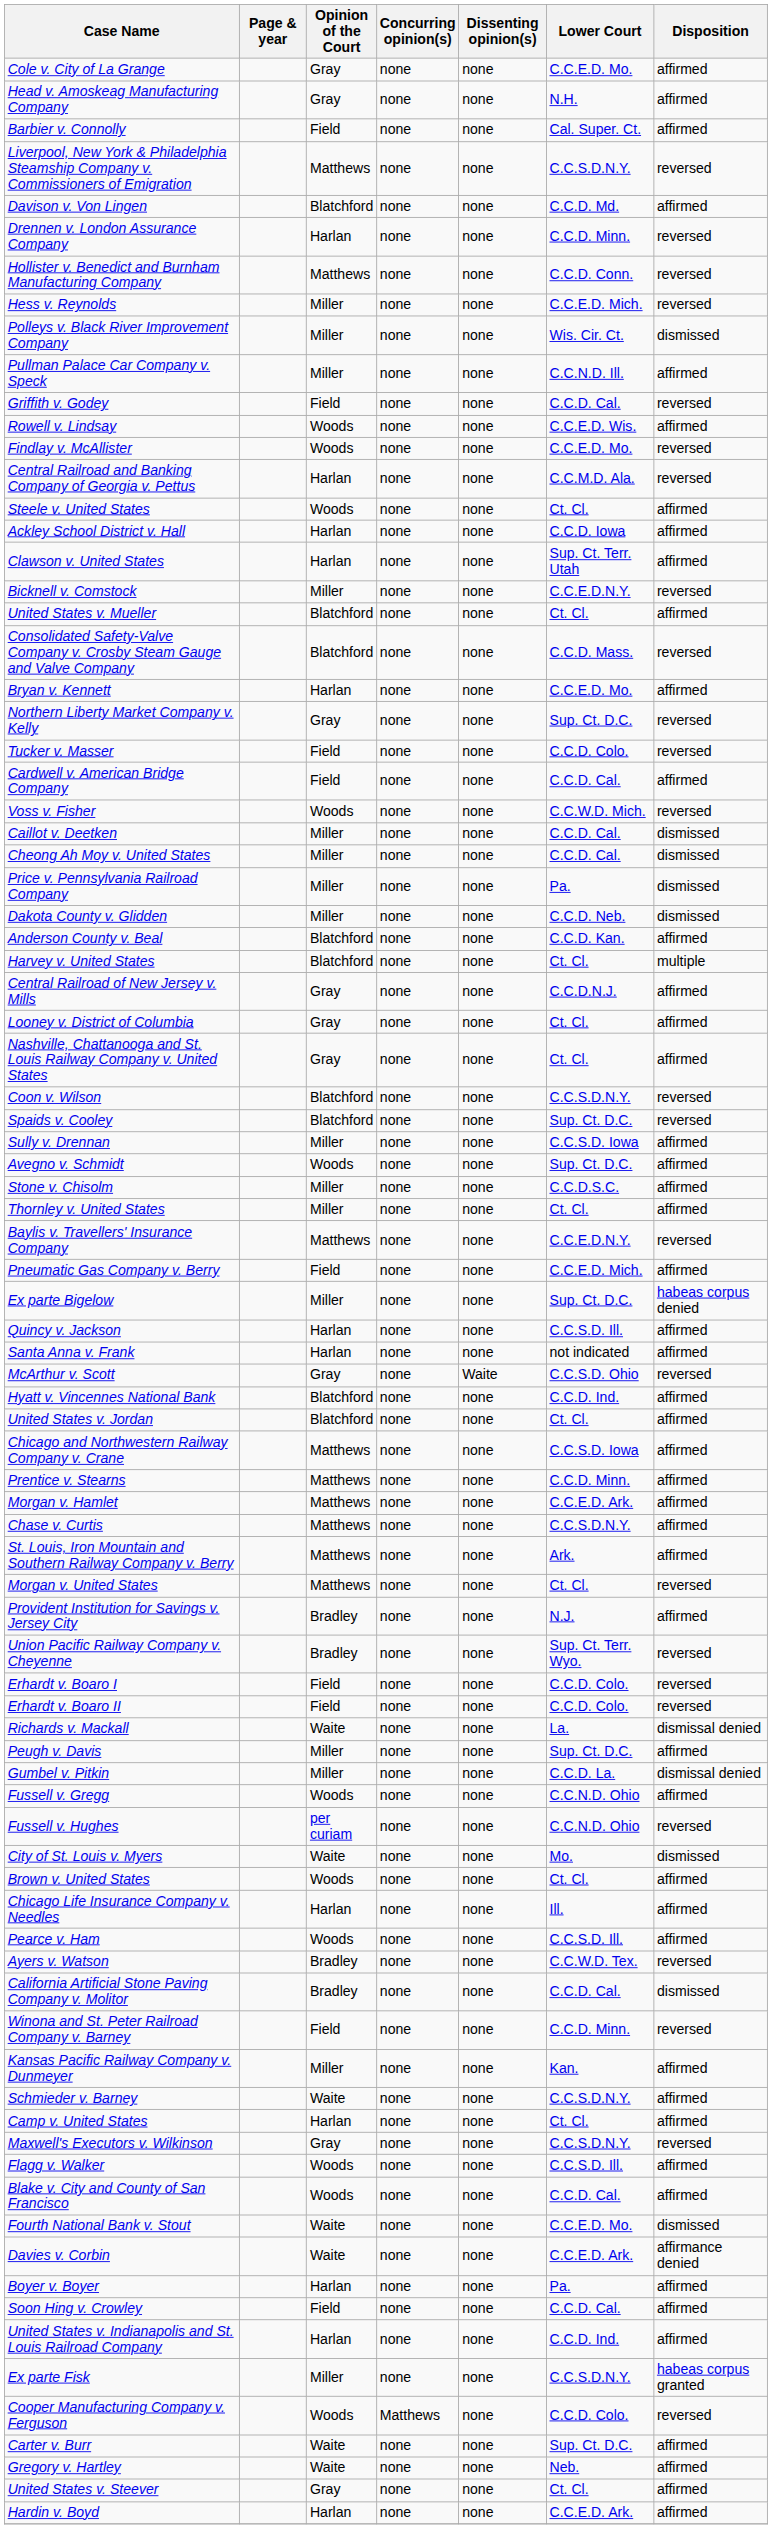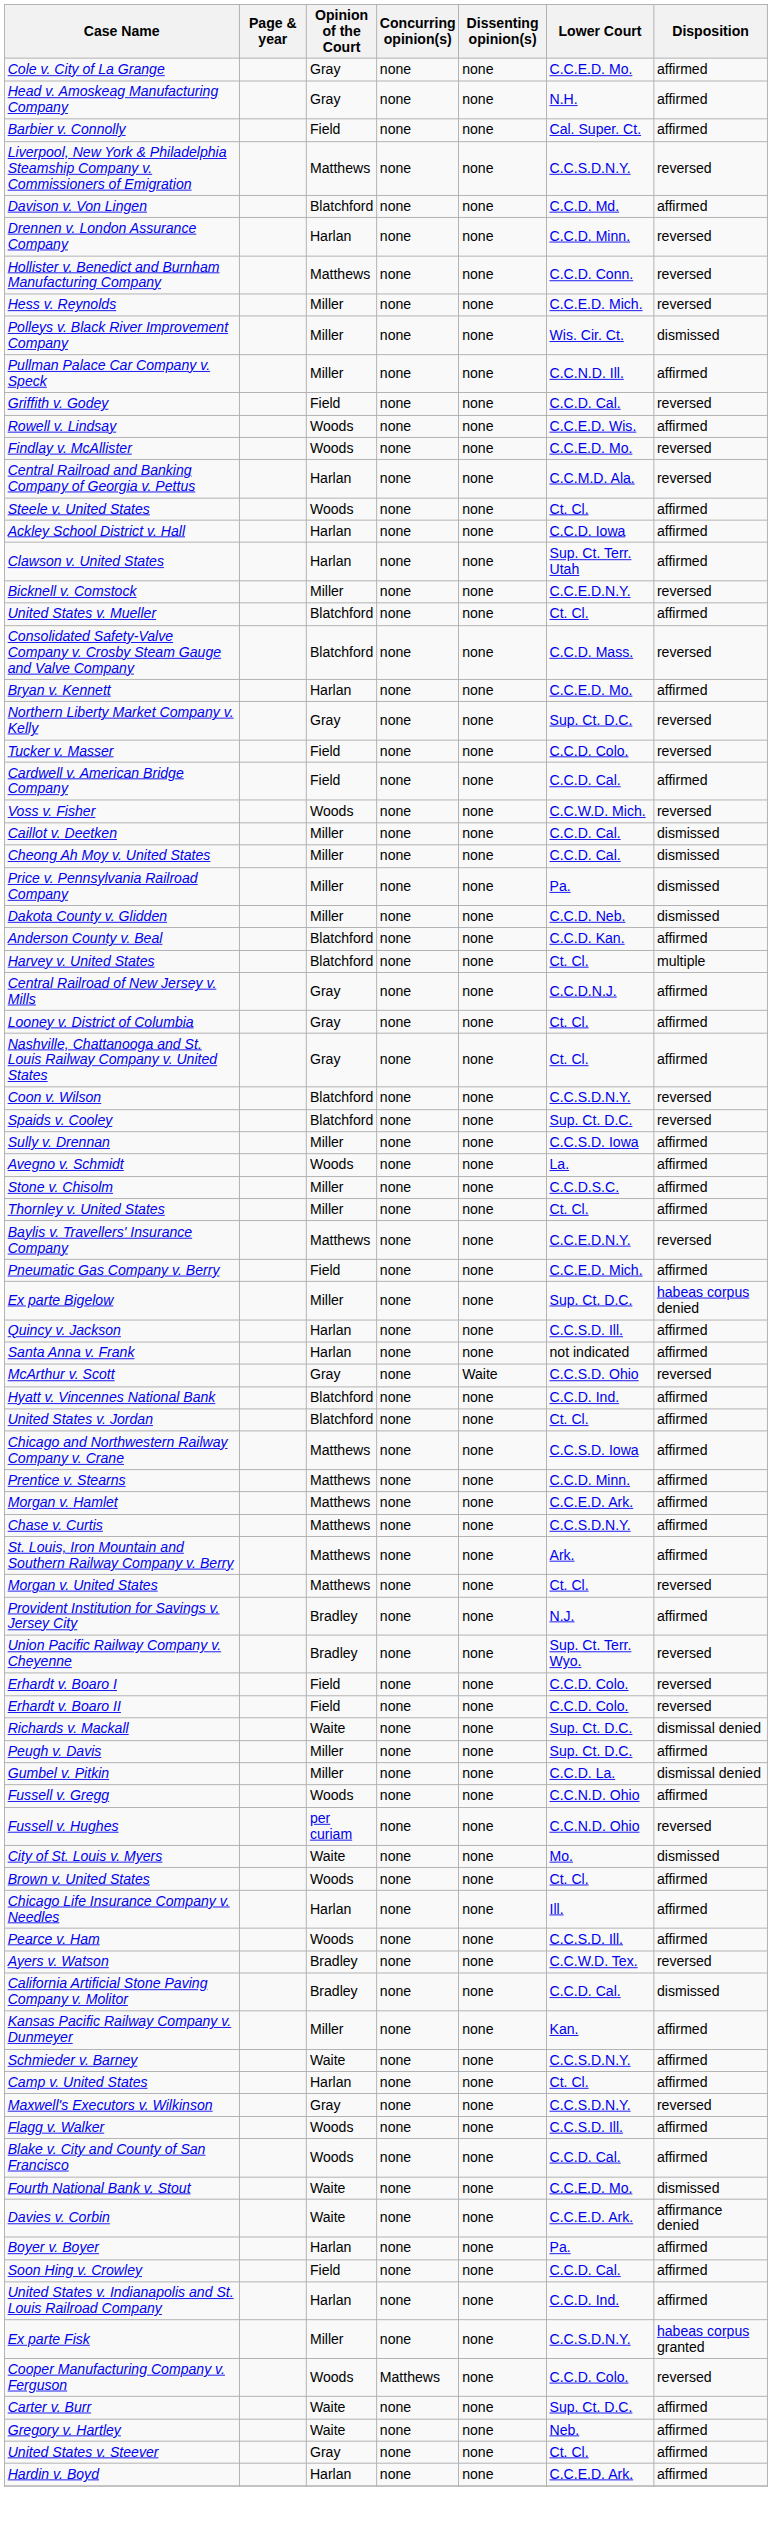(591, 1165) Sup. Ct. D.C. -> (559, 1165) La.
(559, 1729) La. -> (591, 1729) Sup. Ct. D.C.
- row: (103, 2030)
